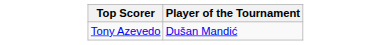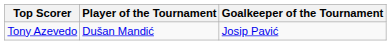+ column: (303, 13)
